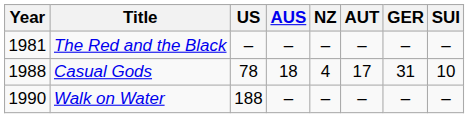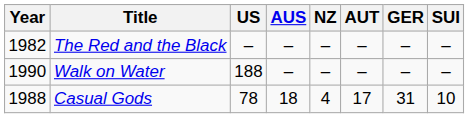(27, 44) 1981 -> (27, 44) 1982
rows swapped: (103, 71) <-> (109, 98)
